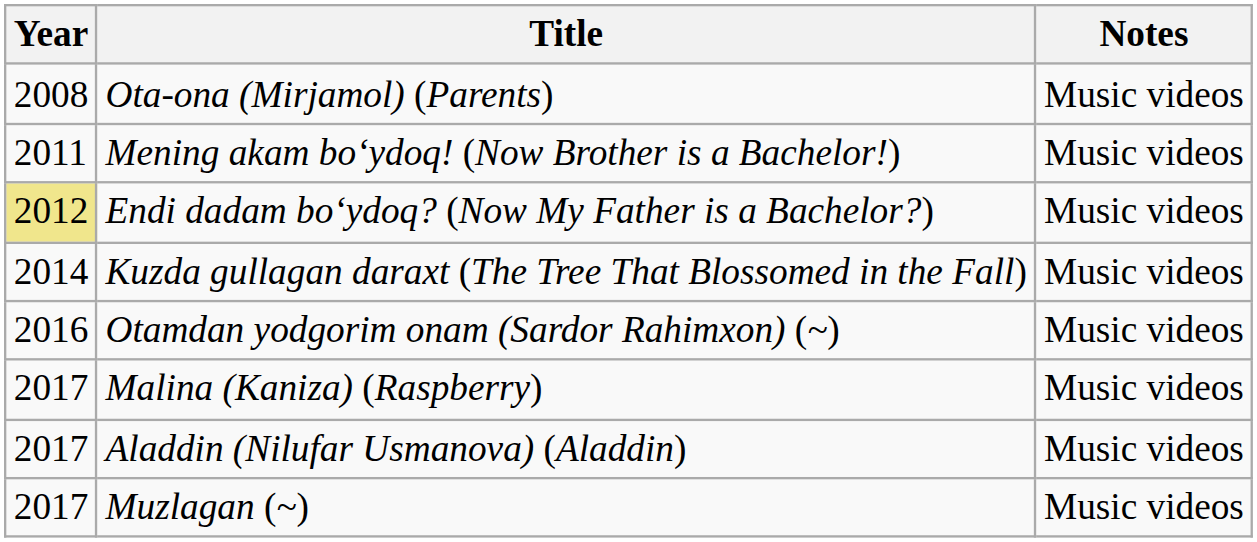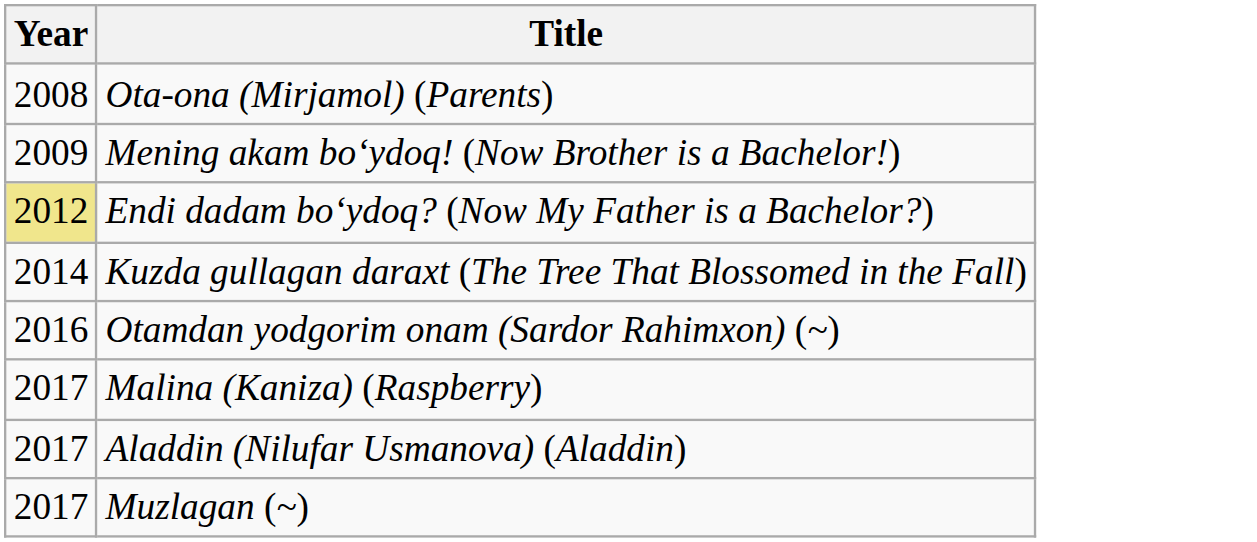- column: (1144, 34)
(50, 152) 2011 -> (51, 152) 2009
